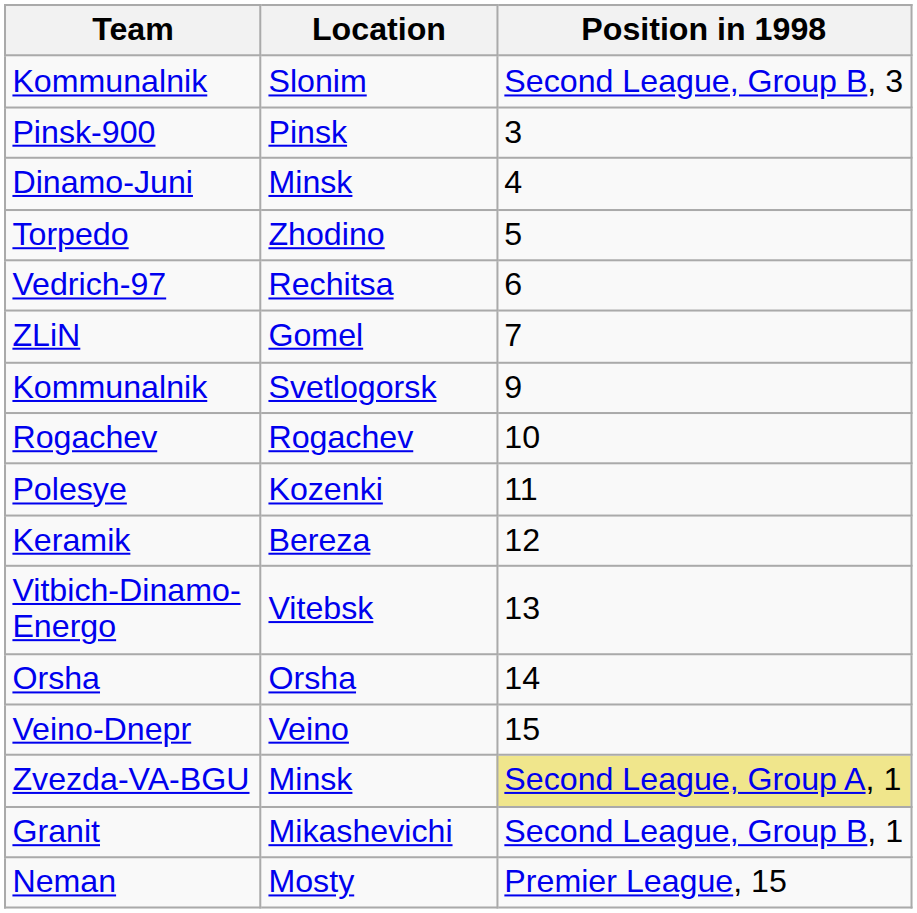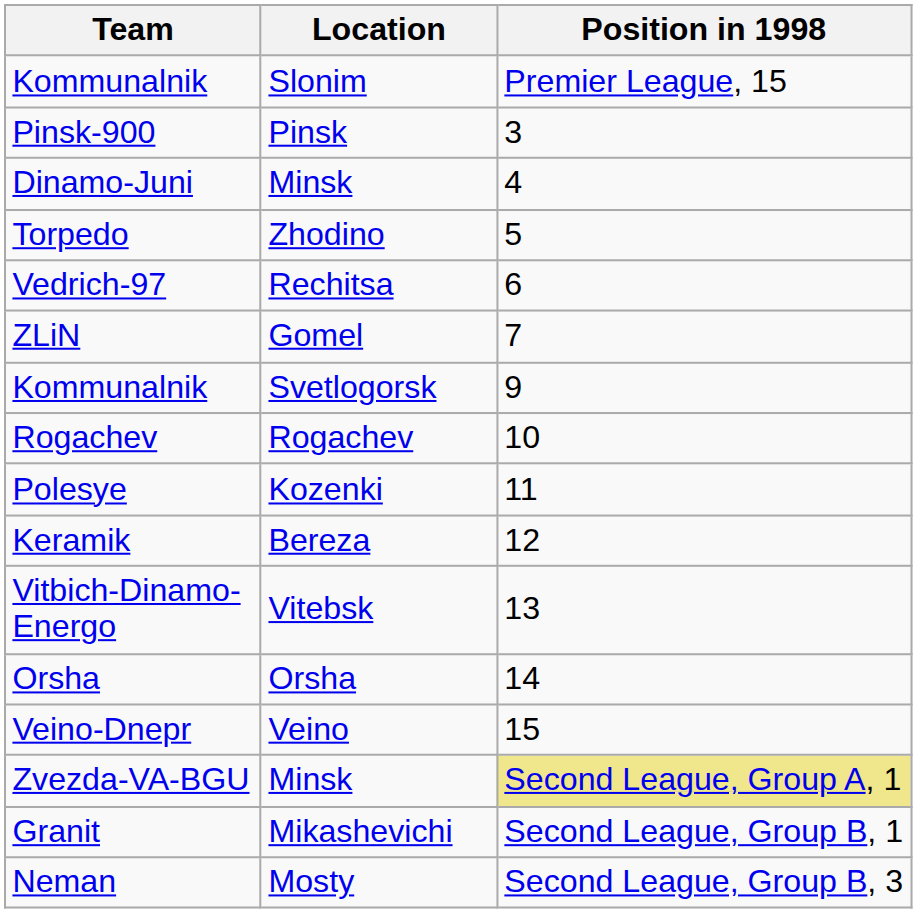(704, 81) Second League, Group B, 3 -> (646, 81) Premier League, 15
(646, 882) Premier League, 15 -> (704, 882) Second League, Group B, 3
